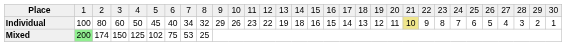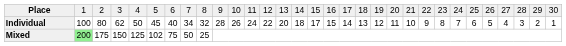(120, 23) 60 -> (120, 23) 62
(220, 23) 29 -> (220, 23) 28
(252, 23) 23 -> (252, 23) 24
(284, 23) 19 -> (284, 23) 20
(315, 23) 16 -> (315, 23) 17
(411, 23) khaki background -> (411, 23) no background
(102, 35) 174 -> (102, 35) 175
(189, 35) 53 -> (189, 35) 50
